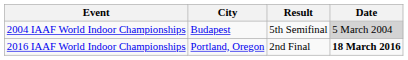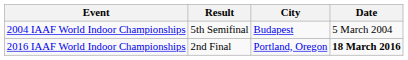columns swapped: (298, 13) <-> (227, 13)
(362, 30) lightgrey background -> (362, 30) no background
